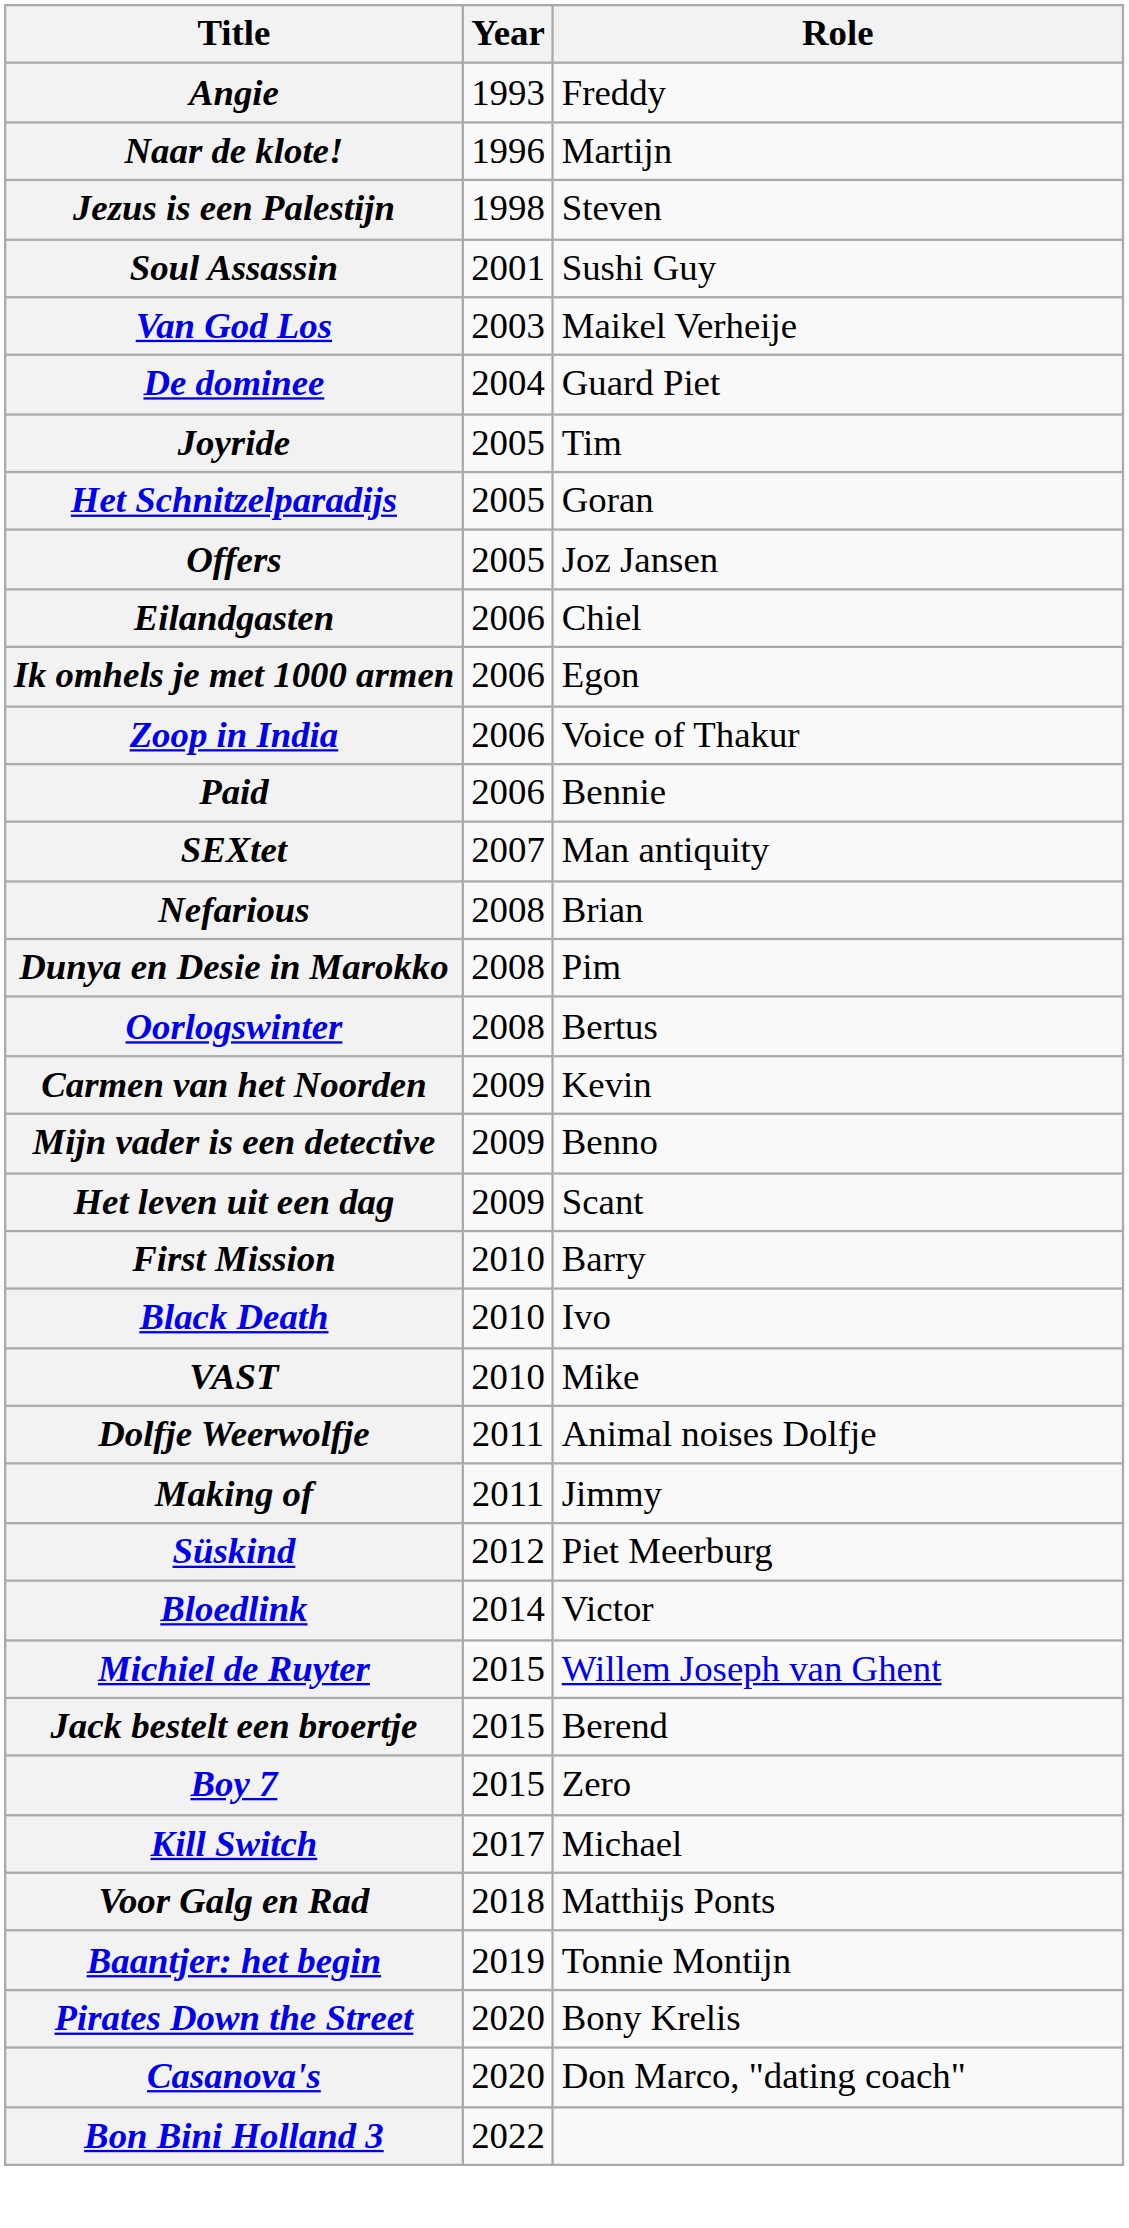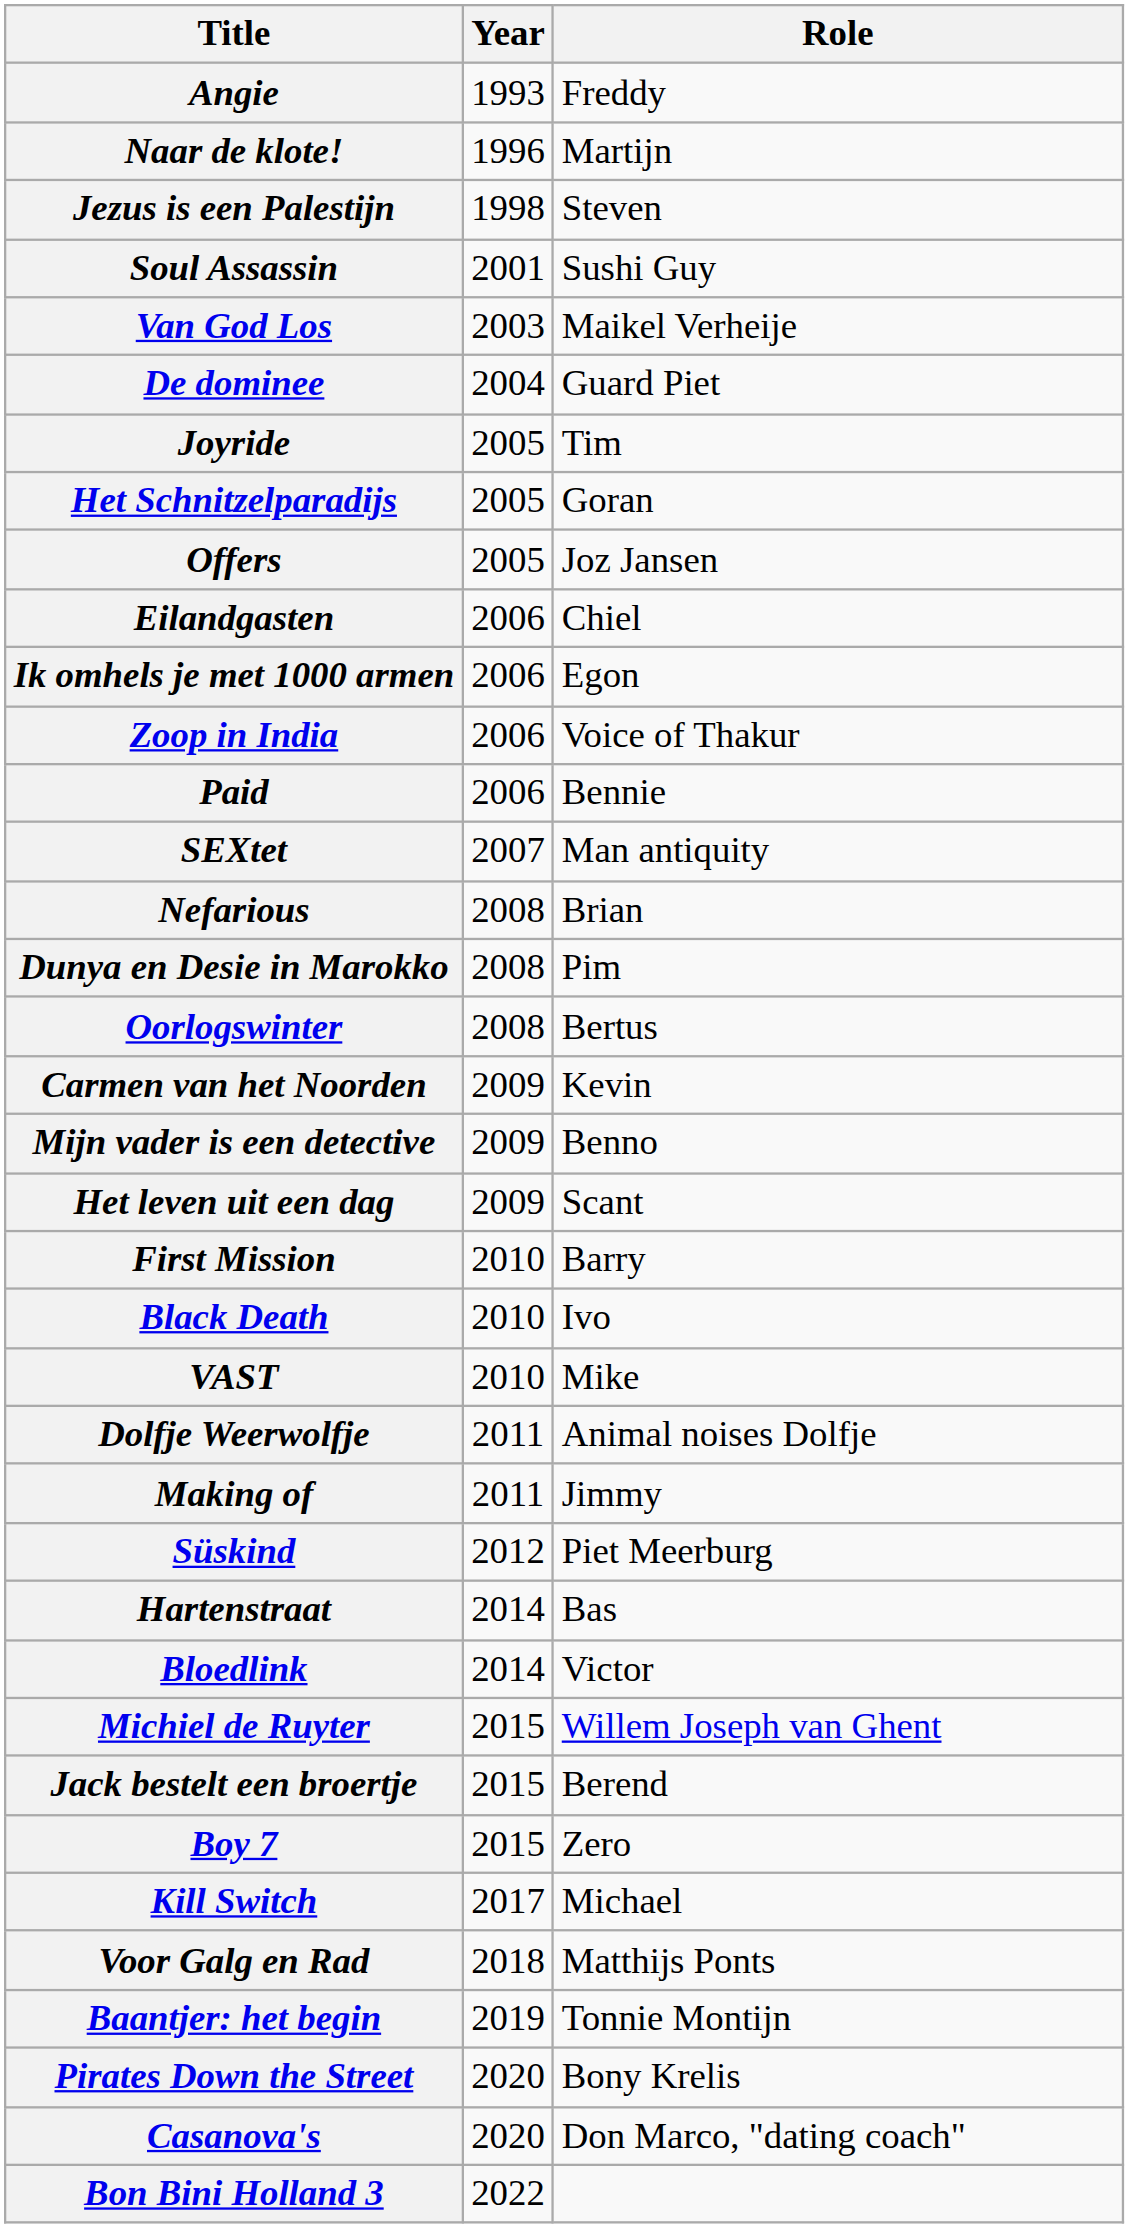+ row: (234, 1609)
